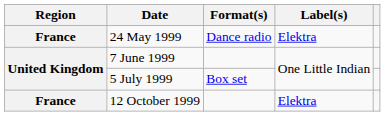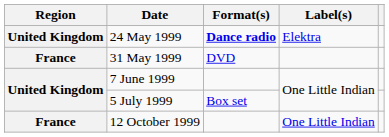(55, 36) France -> (56, 36) United Kingdom
(239, 36) normal -> (241, 36) bold
+ row: (146, 57)
(297, 100) Elektra -> (328, 121) One Little Indian
